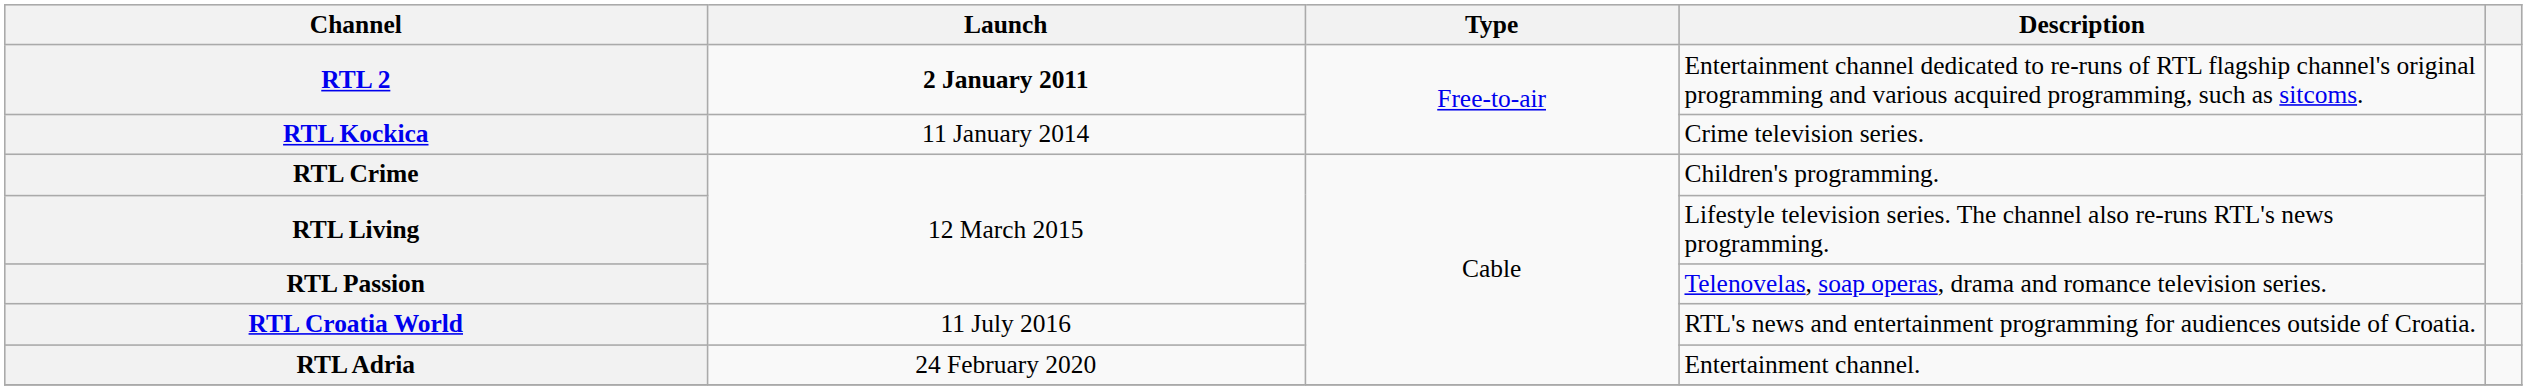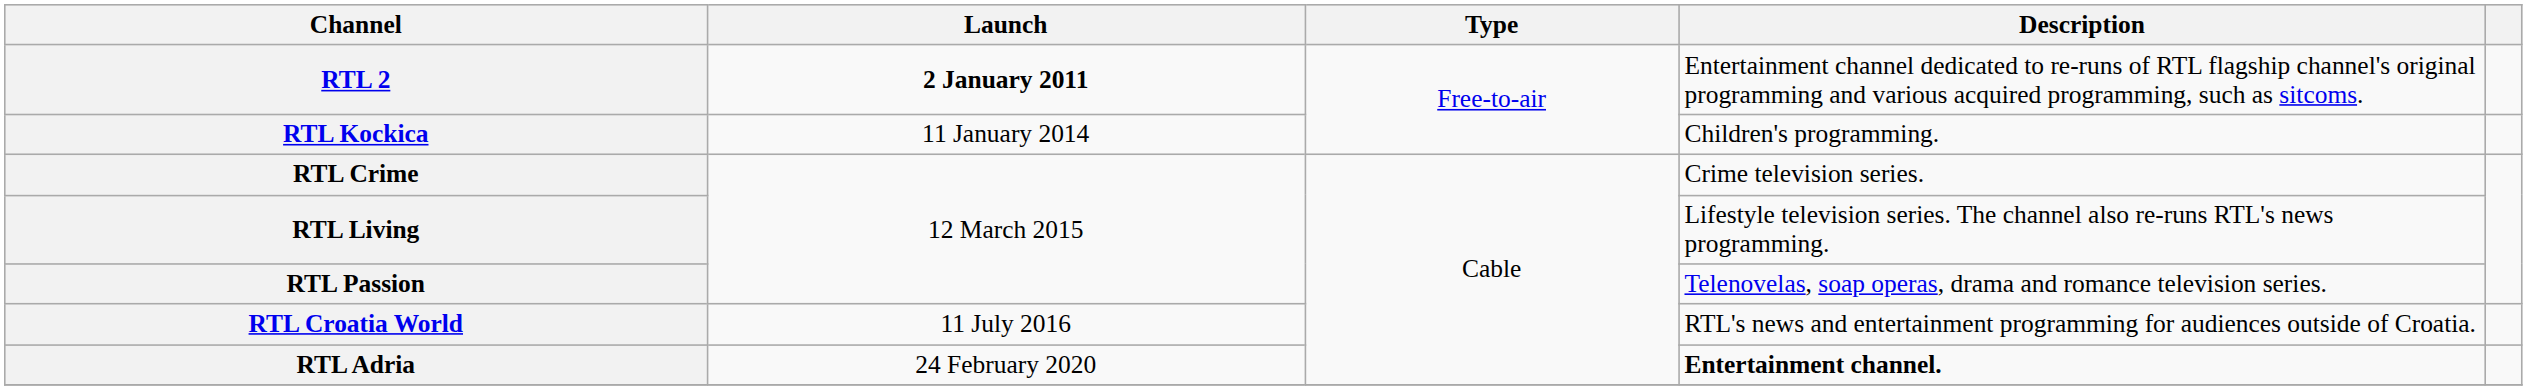(1804, 133) Crime television series. -> (1812, 133) Children's programming.
(1812, 174) Children's programming. -> (1804, 174) Crime television series.
(1802, 364) normal -> (1813, 364) bold
